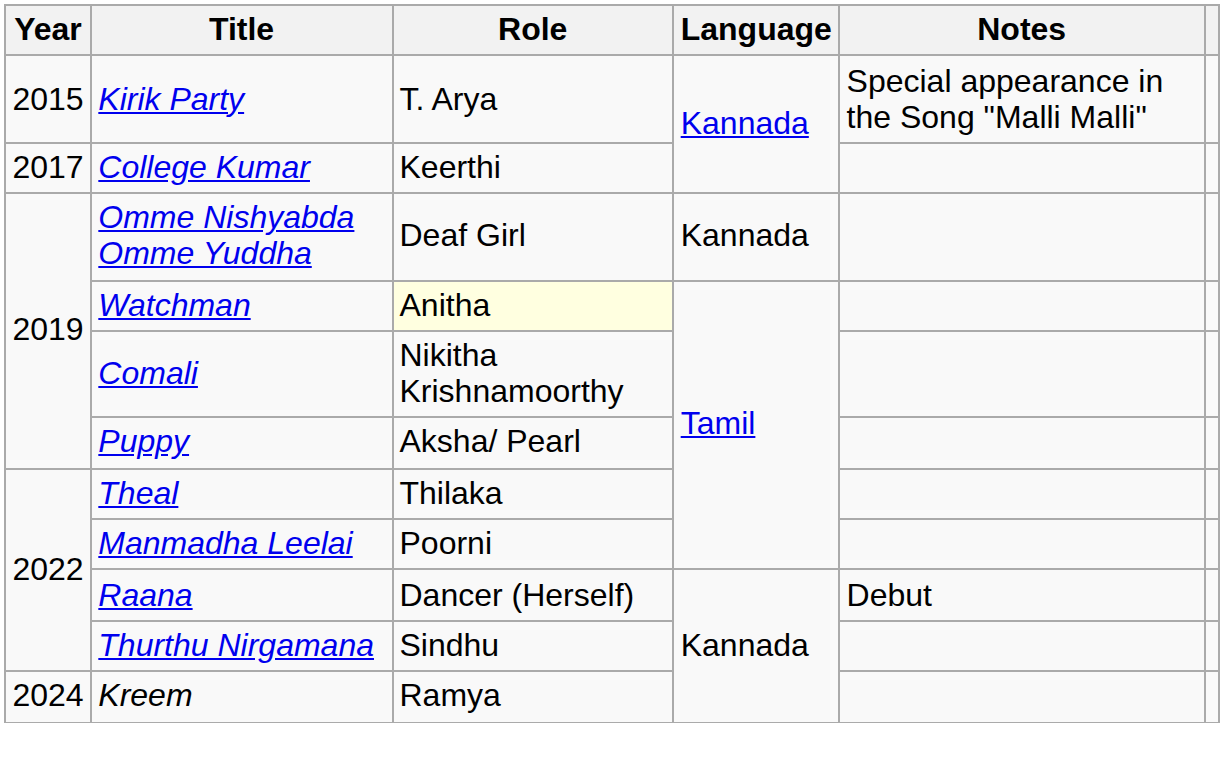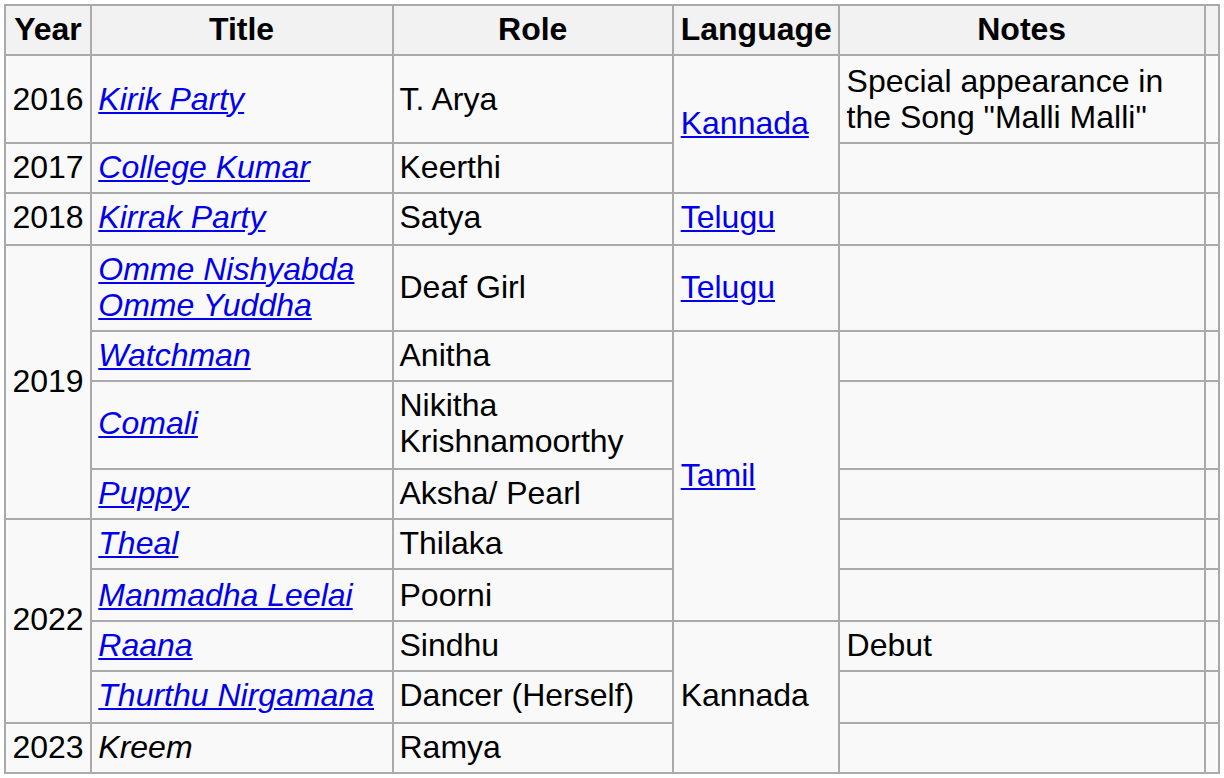(48, 98) 2015 -> (48, 98) 2016
+ row: (182, 218)
(745, 236) Kannada -> (728, 286) Telugu
(445, 304) lightyellow background -> (445, 355) no background
(517, 594) Dancer (Herself) -> (449, 645) Sindhu
(449, 645) Sindhu -> (517, 696) Dancer (Herself)
(48, 696) 2024 -> (48, 746) 2023
